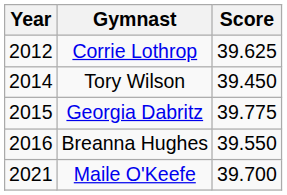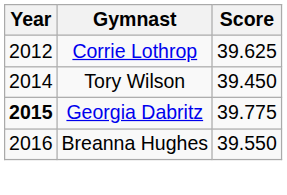(31, 112) normal -> (31, 112) bold
- row: (135, 174)
